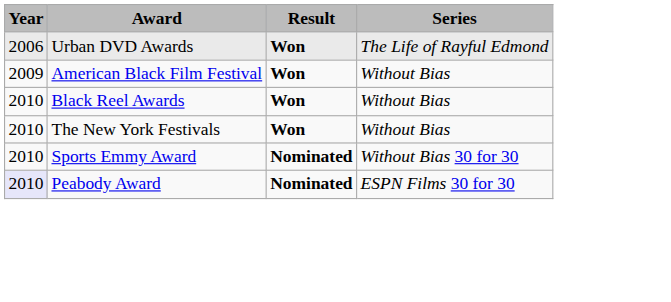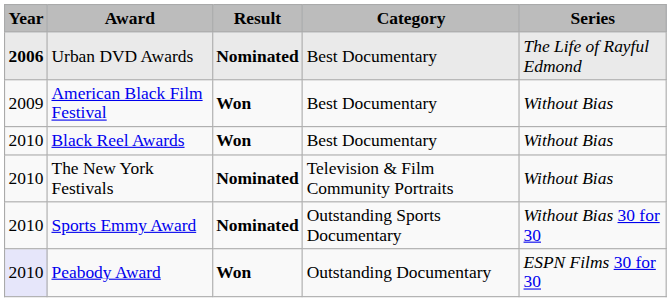+ column: (411, 18)
(26, 45) normal -> (26, 55) bold
(288, 45) Won -> (257, 55) Nominated
(288, 128) Won -> (257, 178) Nominated
(311, 184) Nominated -> (234, 272) Won
